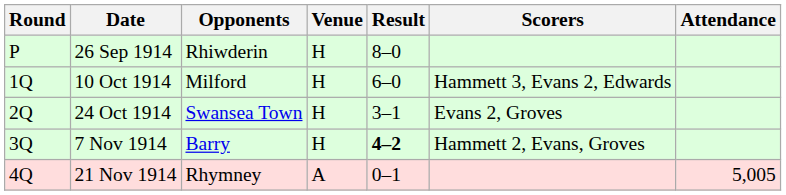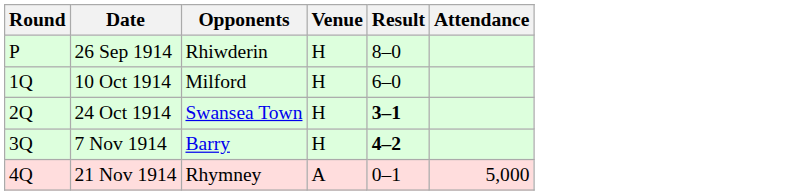- column: (553, 19)
(386, 112) normal -> (386, 112) bold
(754, 174) 5,005 -> (507, 174) 5,000
